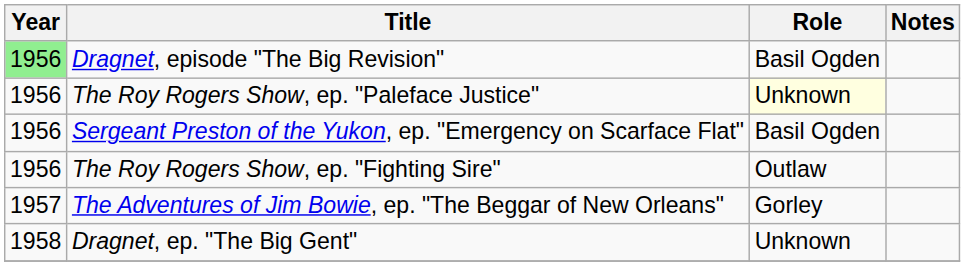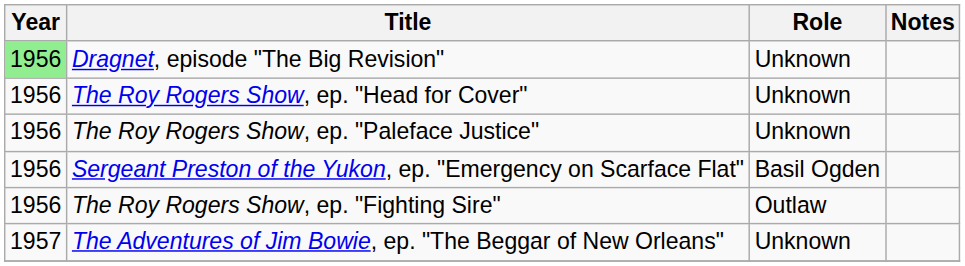(817, 59) Basil Ogden -> (803, 59) Unknown
+ row: (300, 95)
(803, 95) lightyellow background -> (803, 132) no background
(789, 205) Gorley -> (803, 242) Unknown
- row: (215, 242)
